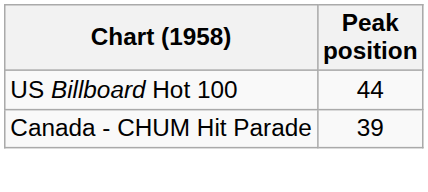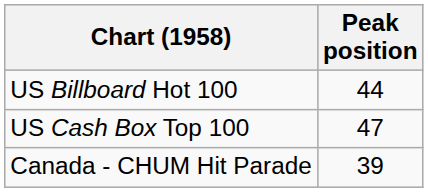+ row: (130, 128)
